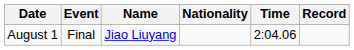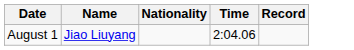- column: (81, 14)
